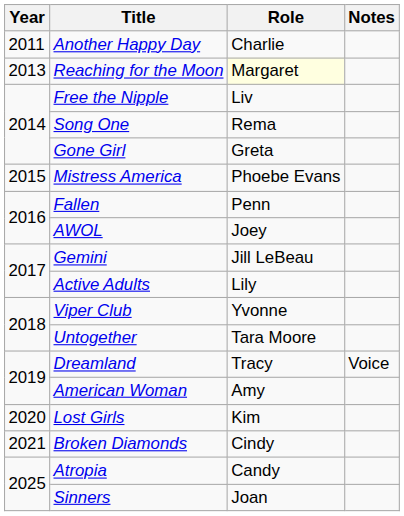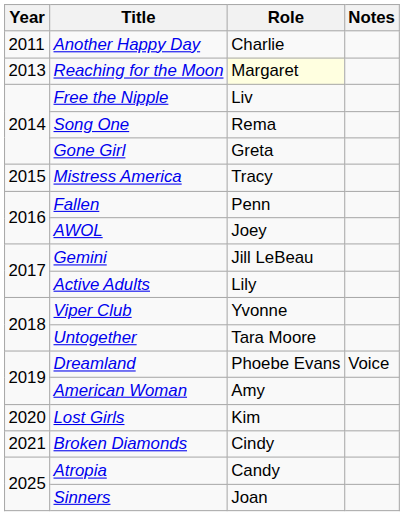(286, 177) Phoebe Evans -> (252, 177) Tracy
(252, 364) Tracy -> (286, 364) Phoebe Evans
